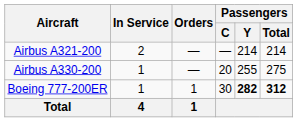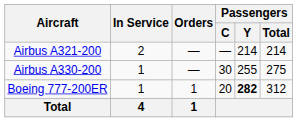(225, 70) 20 -> (225, 70) 30
(225, 88) 30 -> (225, 88) 20
(276, 88) bold -> (276, 88) normal
